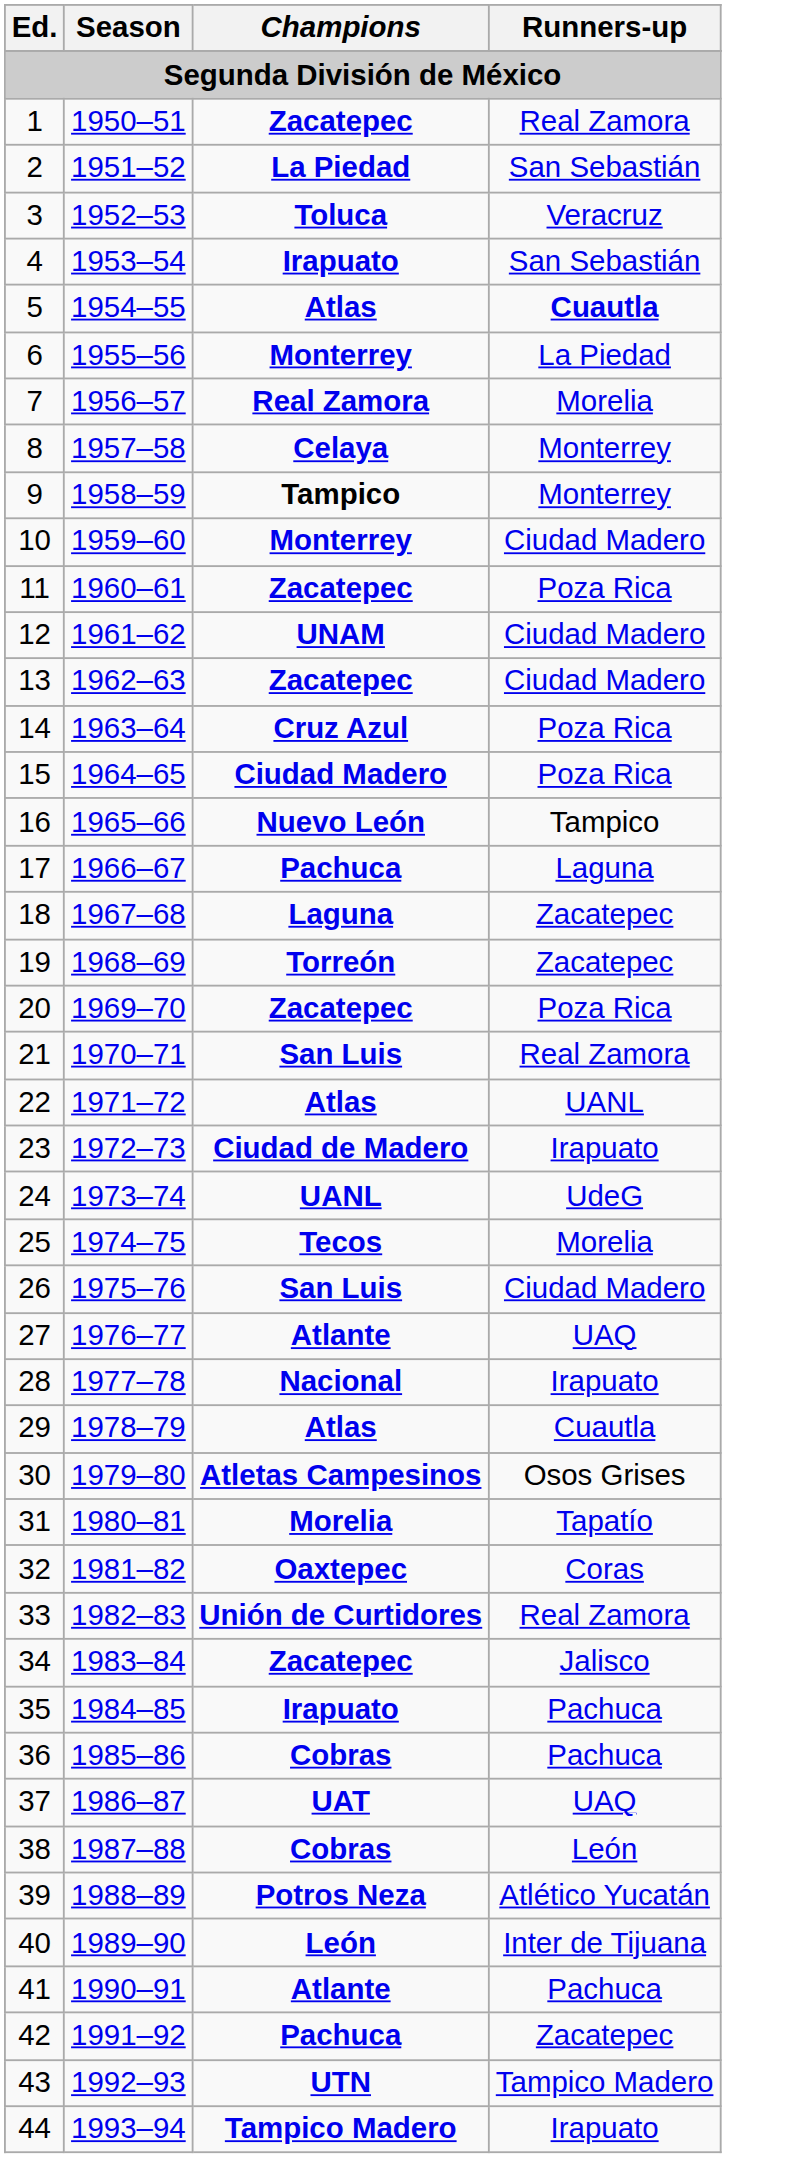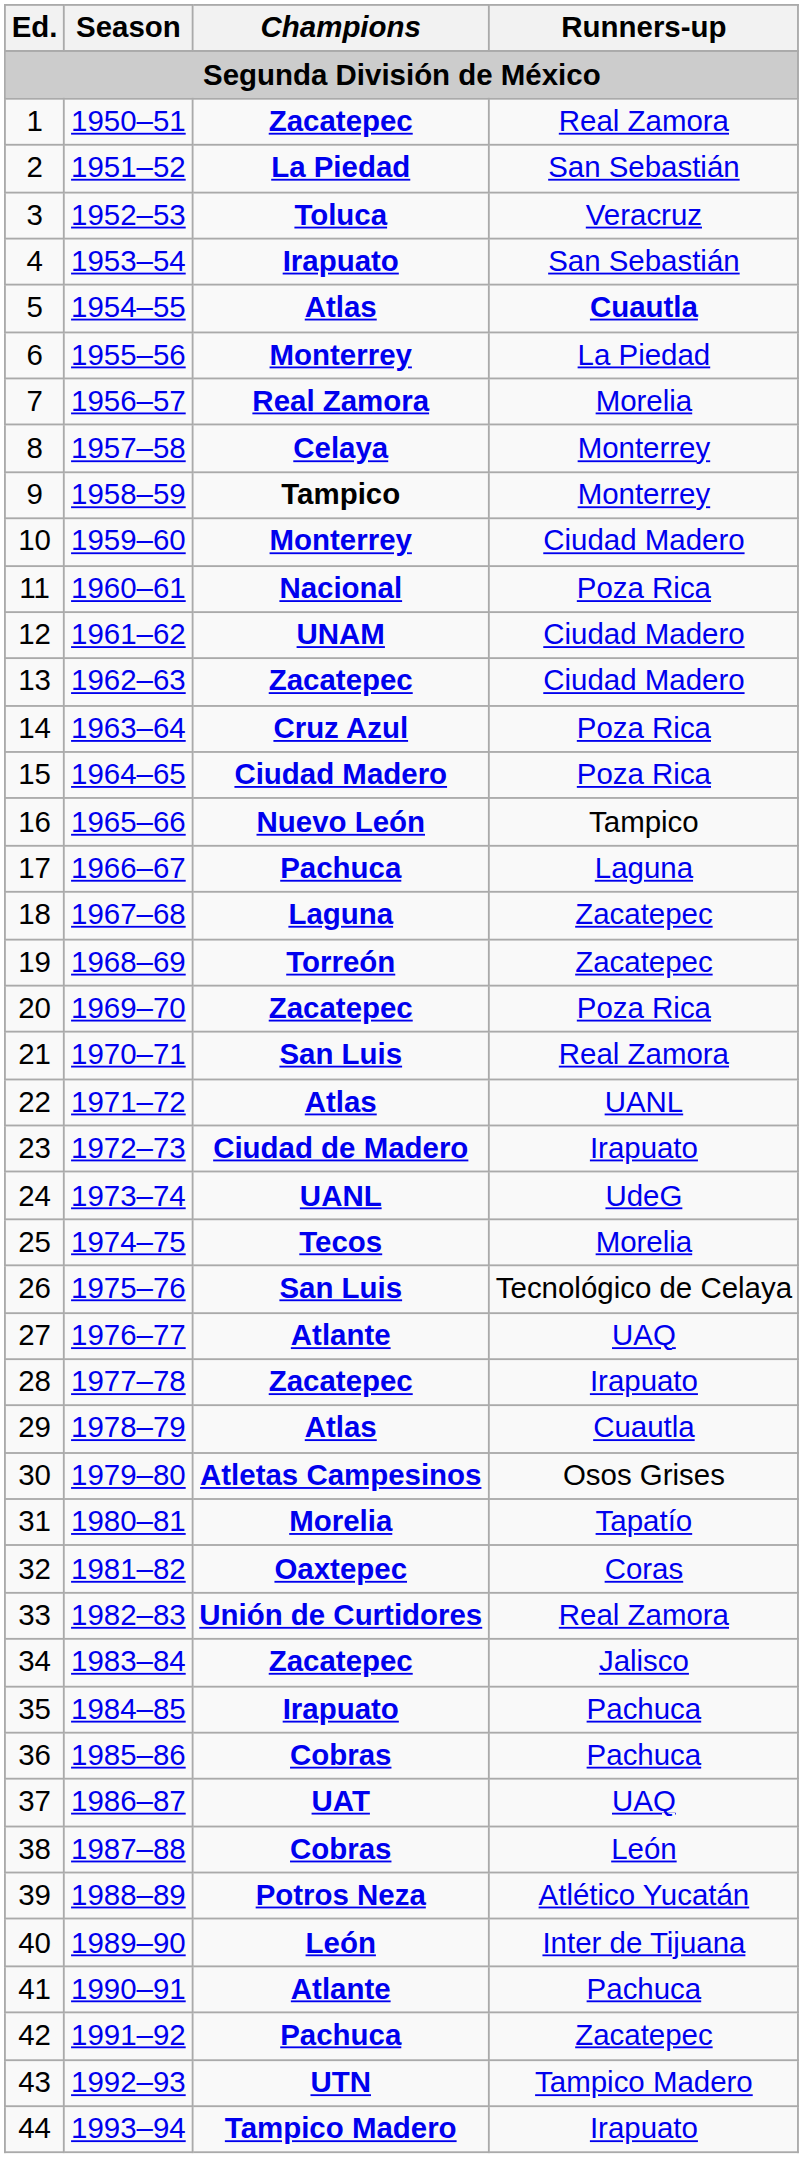(341, 588) Zacatepec -> (341, 588) Nacional
(605, 1288) Ciudad Madero -> (644, 1288) Tecnológico de Celaya
(341, 1381) Nacional -> (341, 1381) Zacatepec
